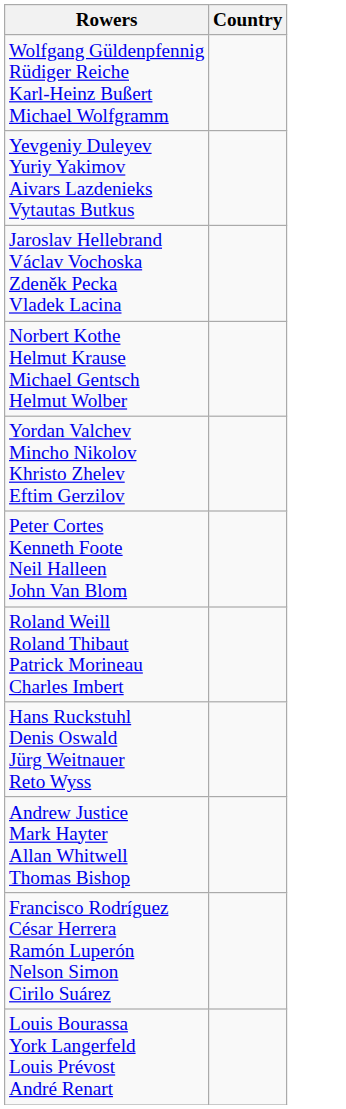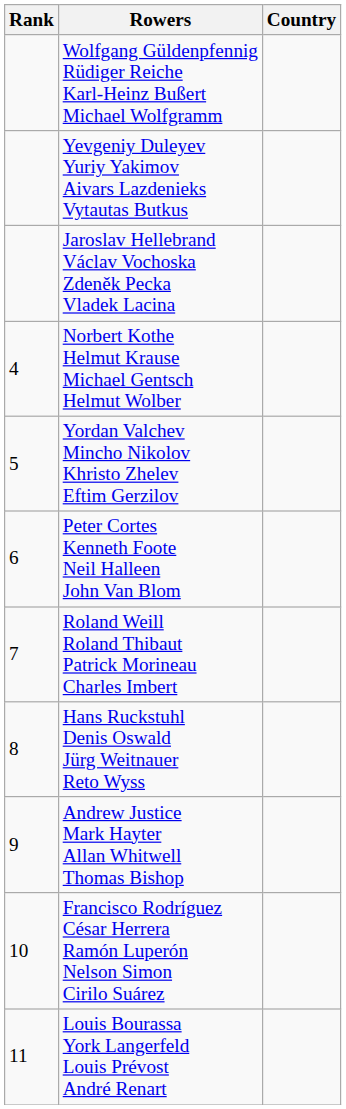+ column: (31, 19)
